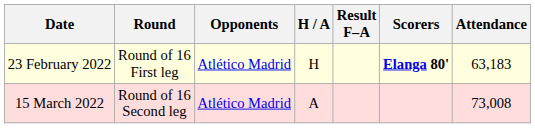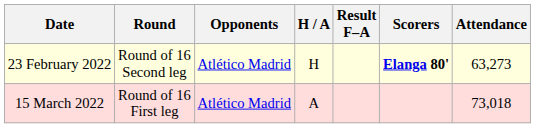(154, 63) Round of 16 First leg -> (154, 63) Round of 16 Second leg
(491, 63) 63,183 -> (491, 63) 63,273
(154, 103) Round of 16 Second leg -> (154, 103) Round of 16 First leg
(491, 103) 73,008 -> (491, 103) 73,018
